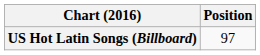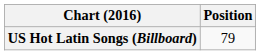(228, 38) 97 -> (228, 38) 79
